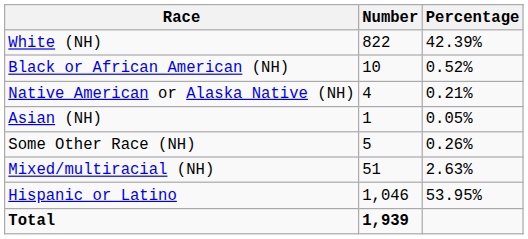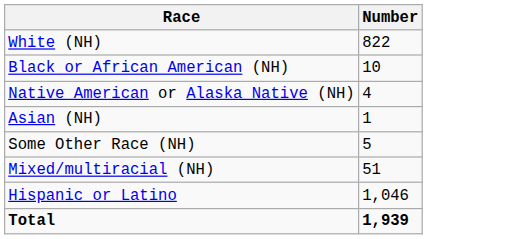- column: (473, 17)
